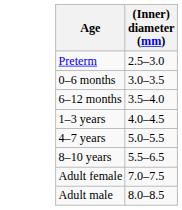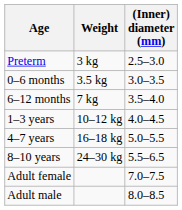+ column: (99, 27)
